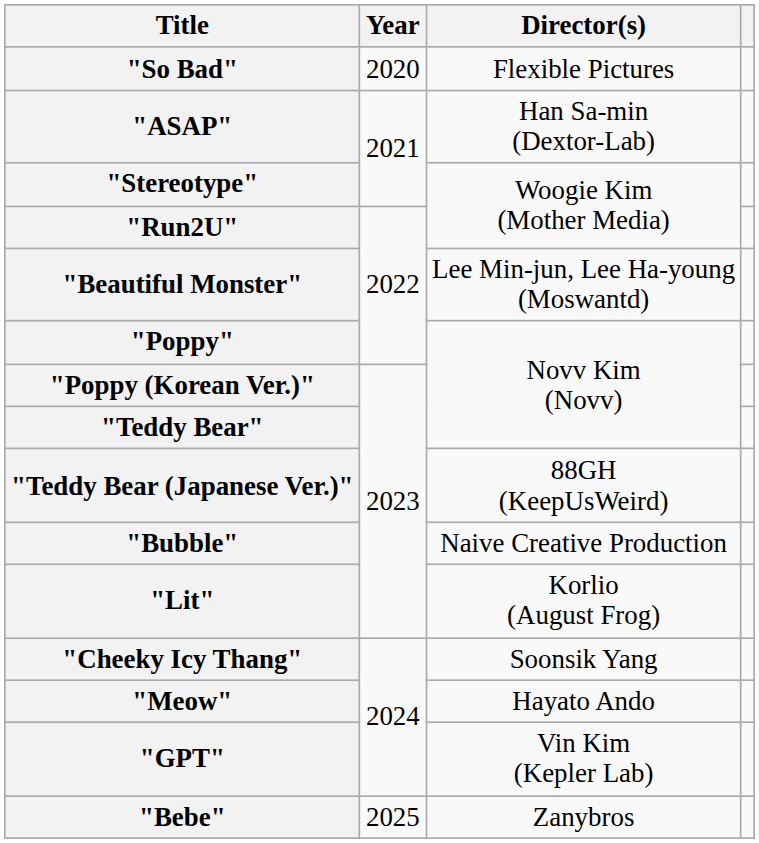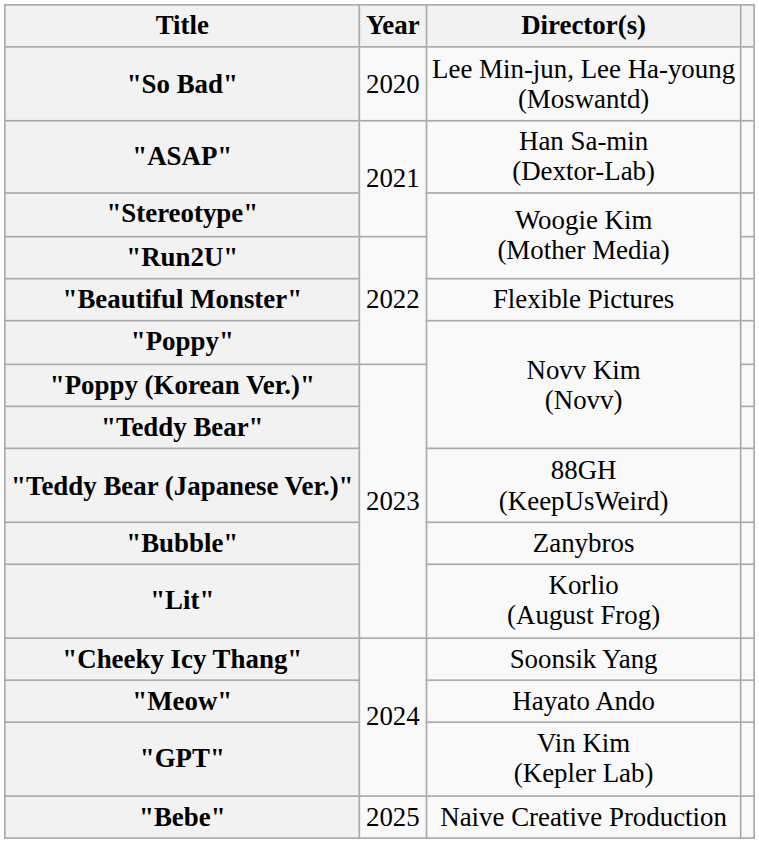(584, 68) Flexible Pictures -> (584, 83) Lee Min-jun, Lee Ha-young (Moswantd)
(584, 284) Lee Min-jun, Lee Ha-young (Moswantd) -> (584, 299) Flexible Pictures
(584, 542) Naive Creative Production -> (584, 542) Zanybros
(584, 816) Zanybros -> (584, 816) Naive Creative Production
